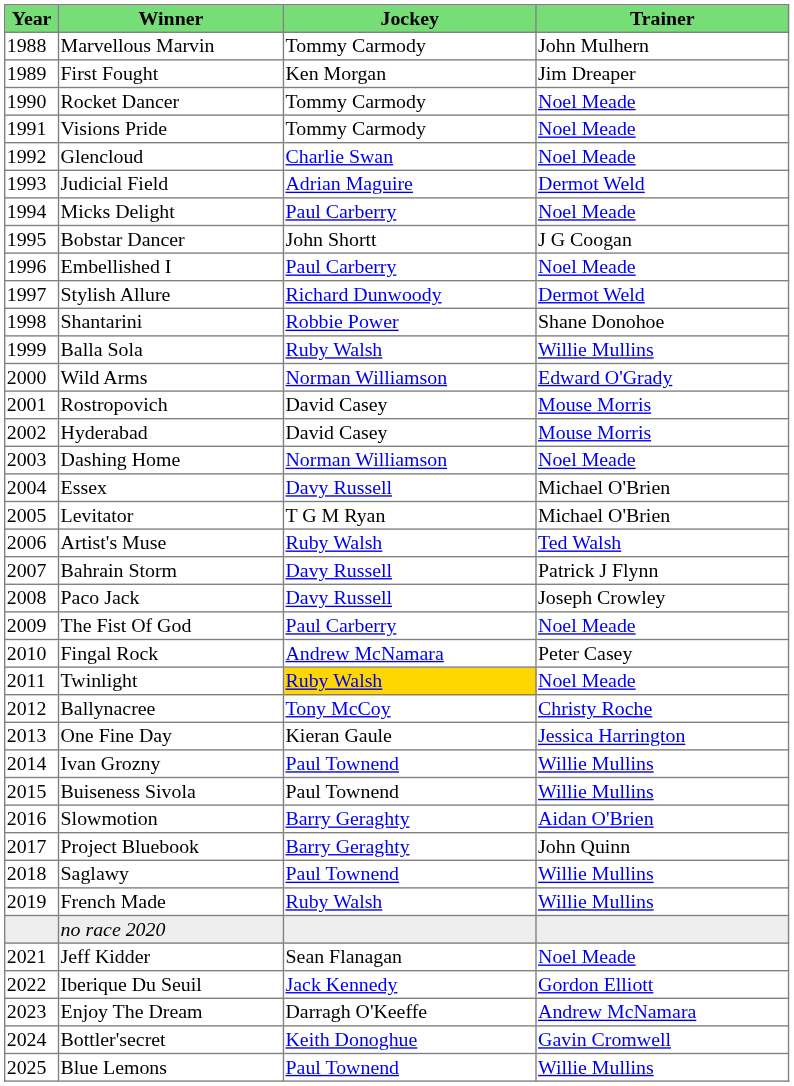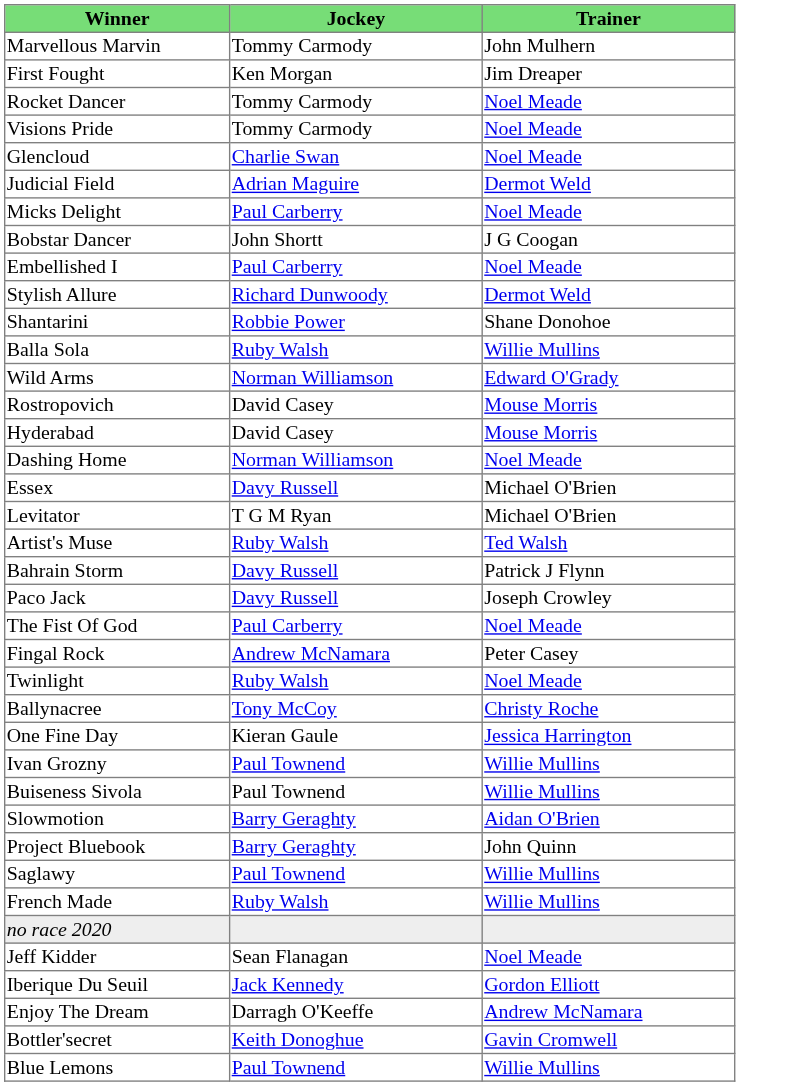- column: (32, 18)
(334, 680) gold background -> (280, 680) no background
